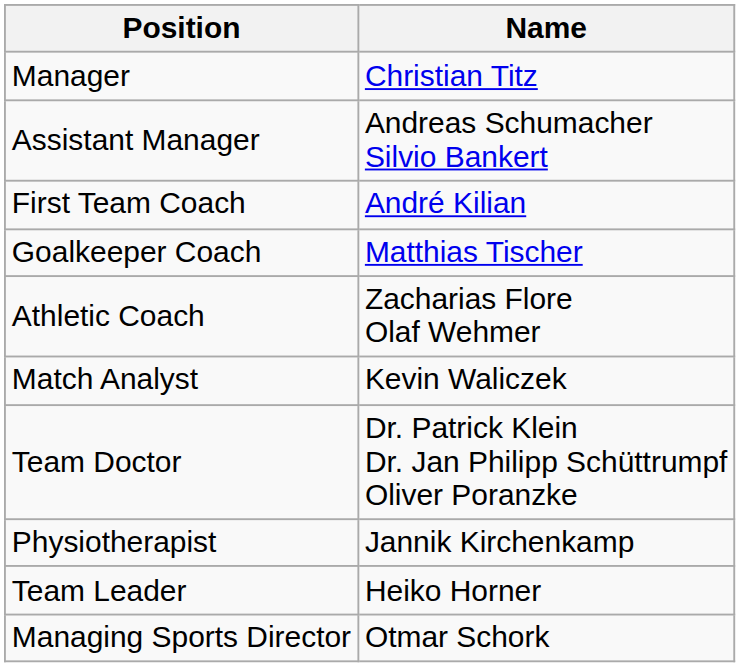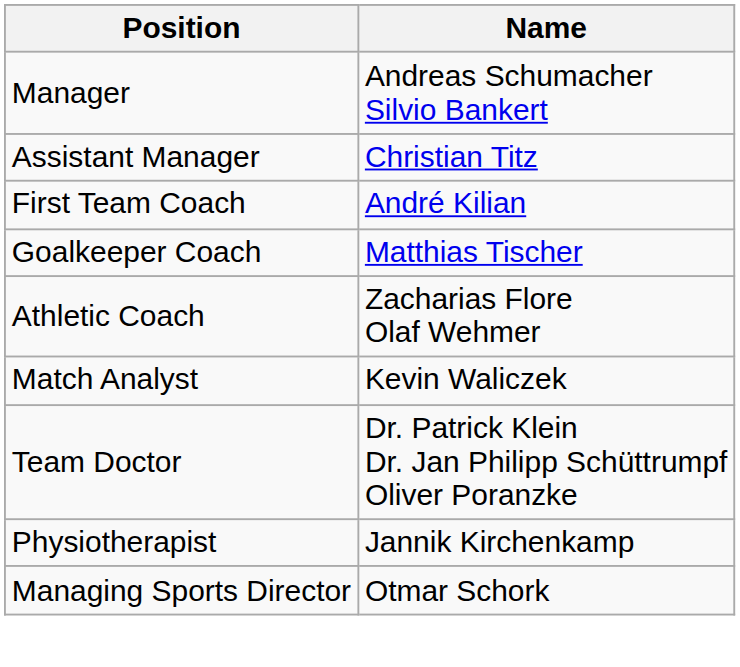(451, 75) Christian Titz -> (509, 92) Andreas Schumacher Silvio Bankert
(509, 139) Andreas Schumacher Silvio Bankert -> (451, 156) Christian Titz
- row: (99, 589)
